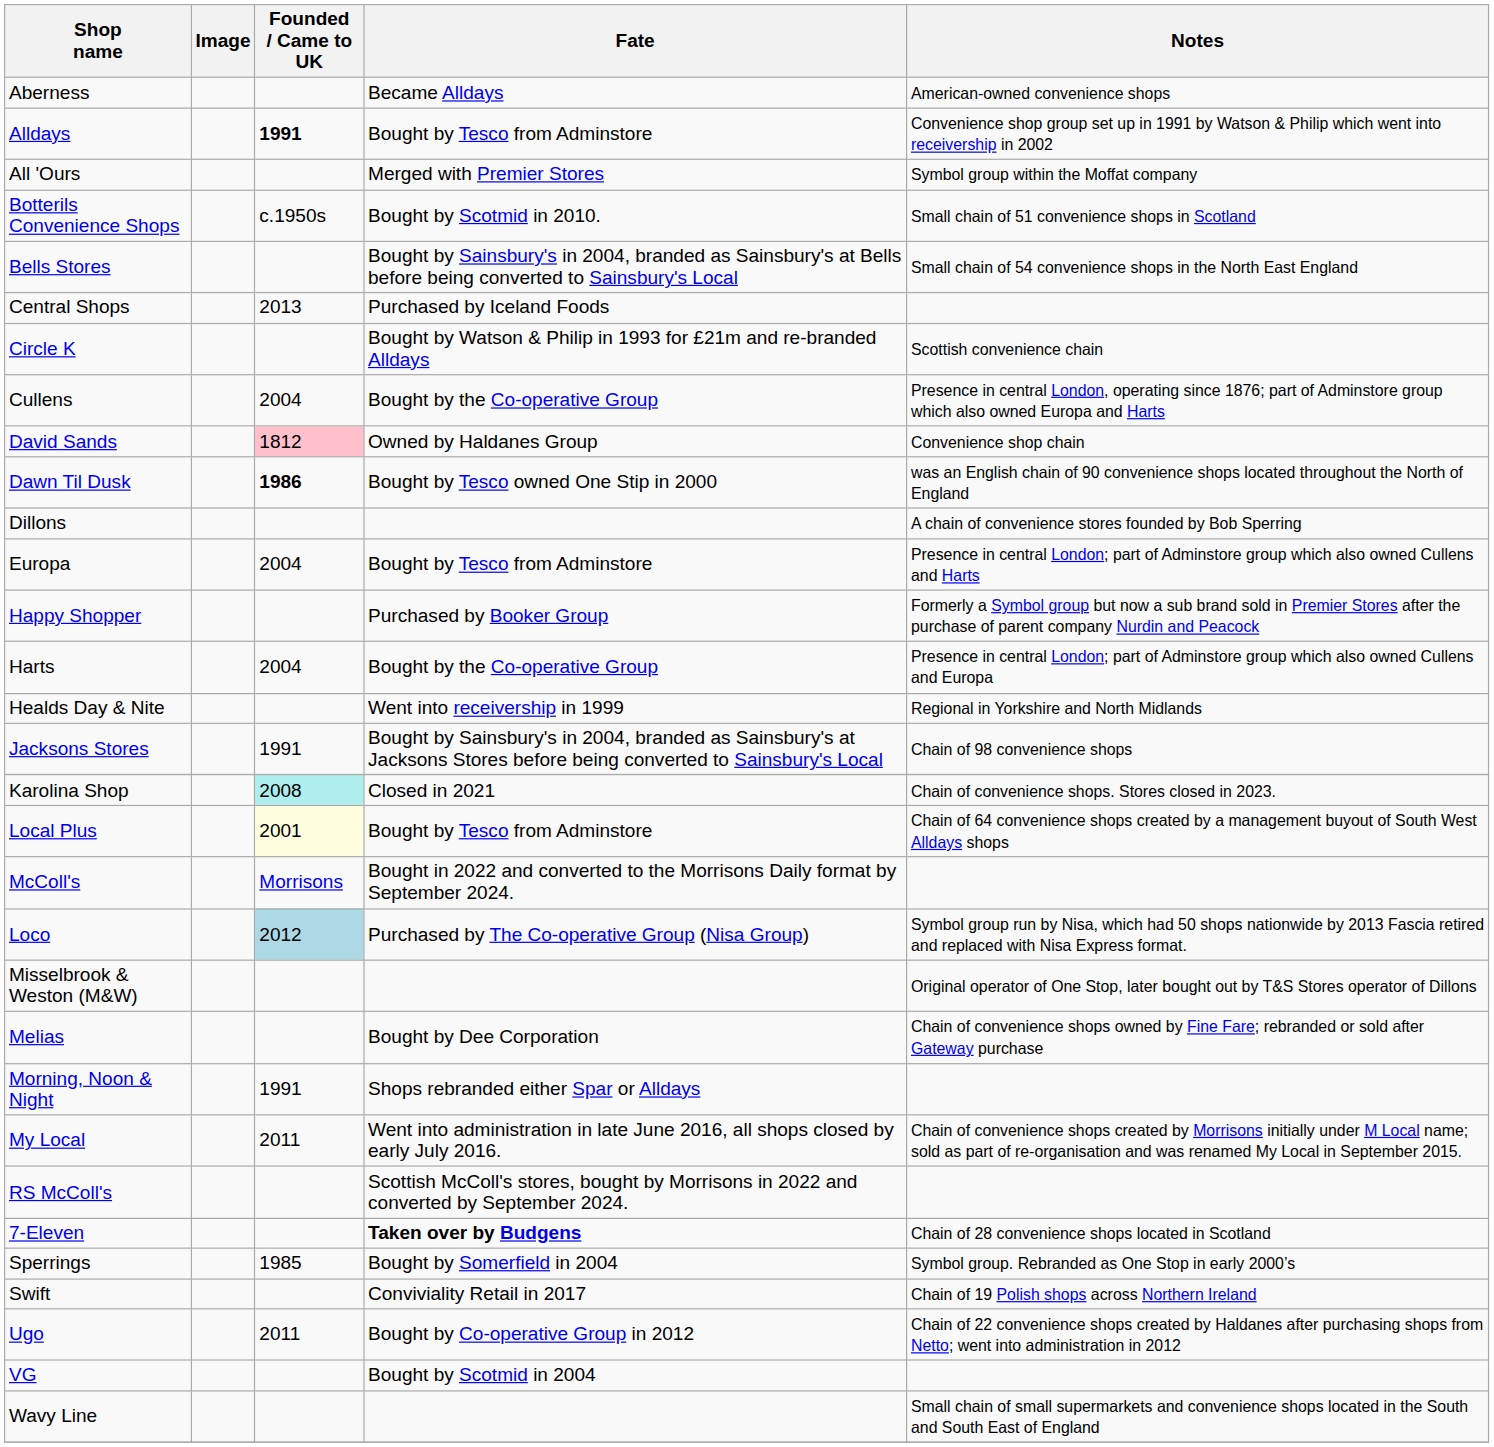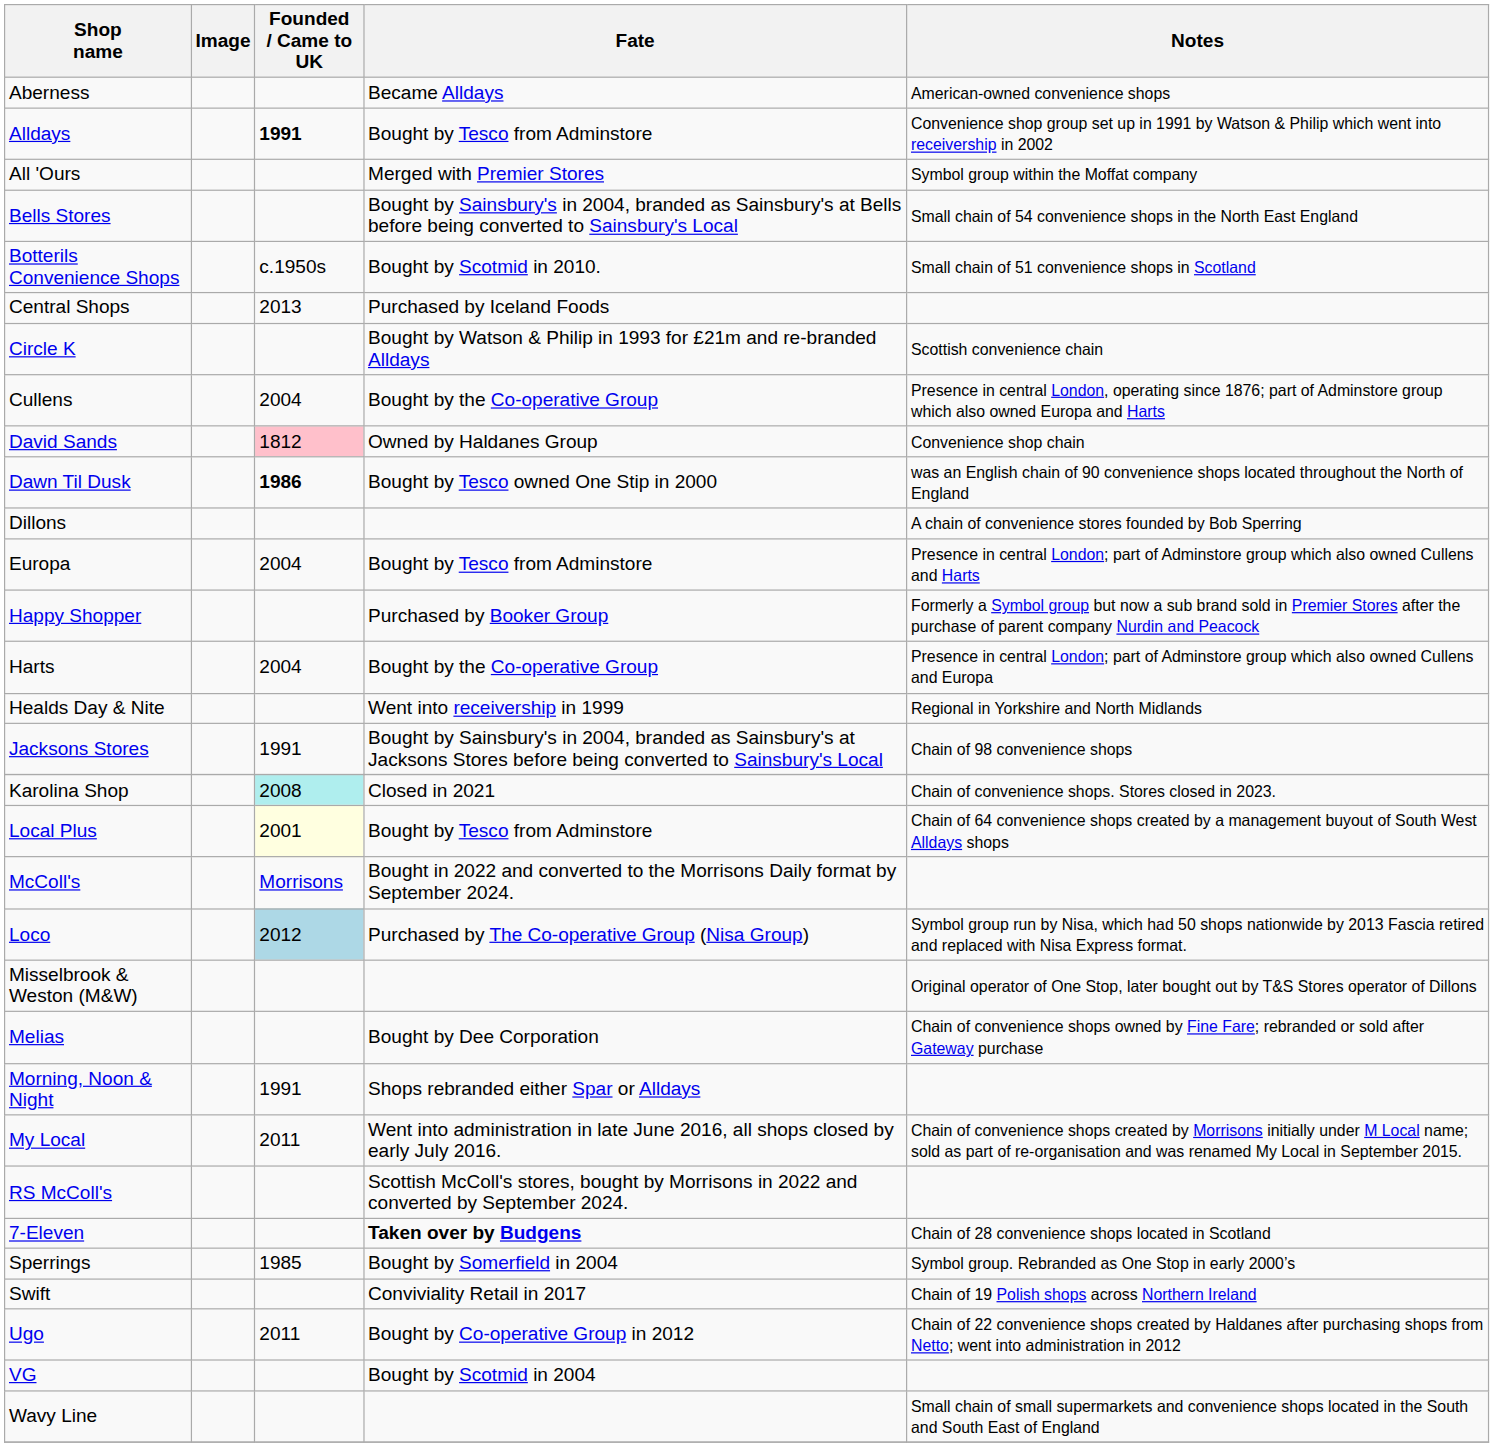rows swapped: (60, 266) <-> (94, 215)
